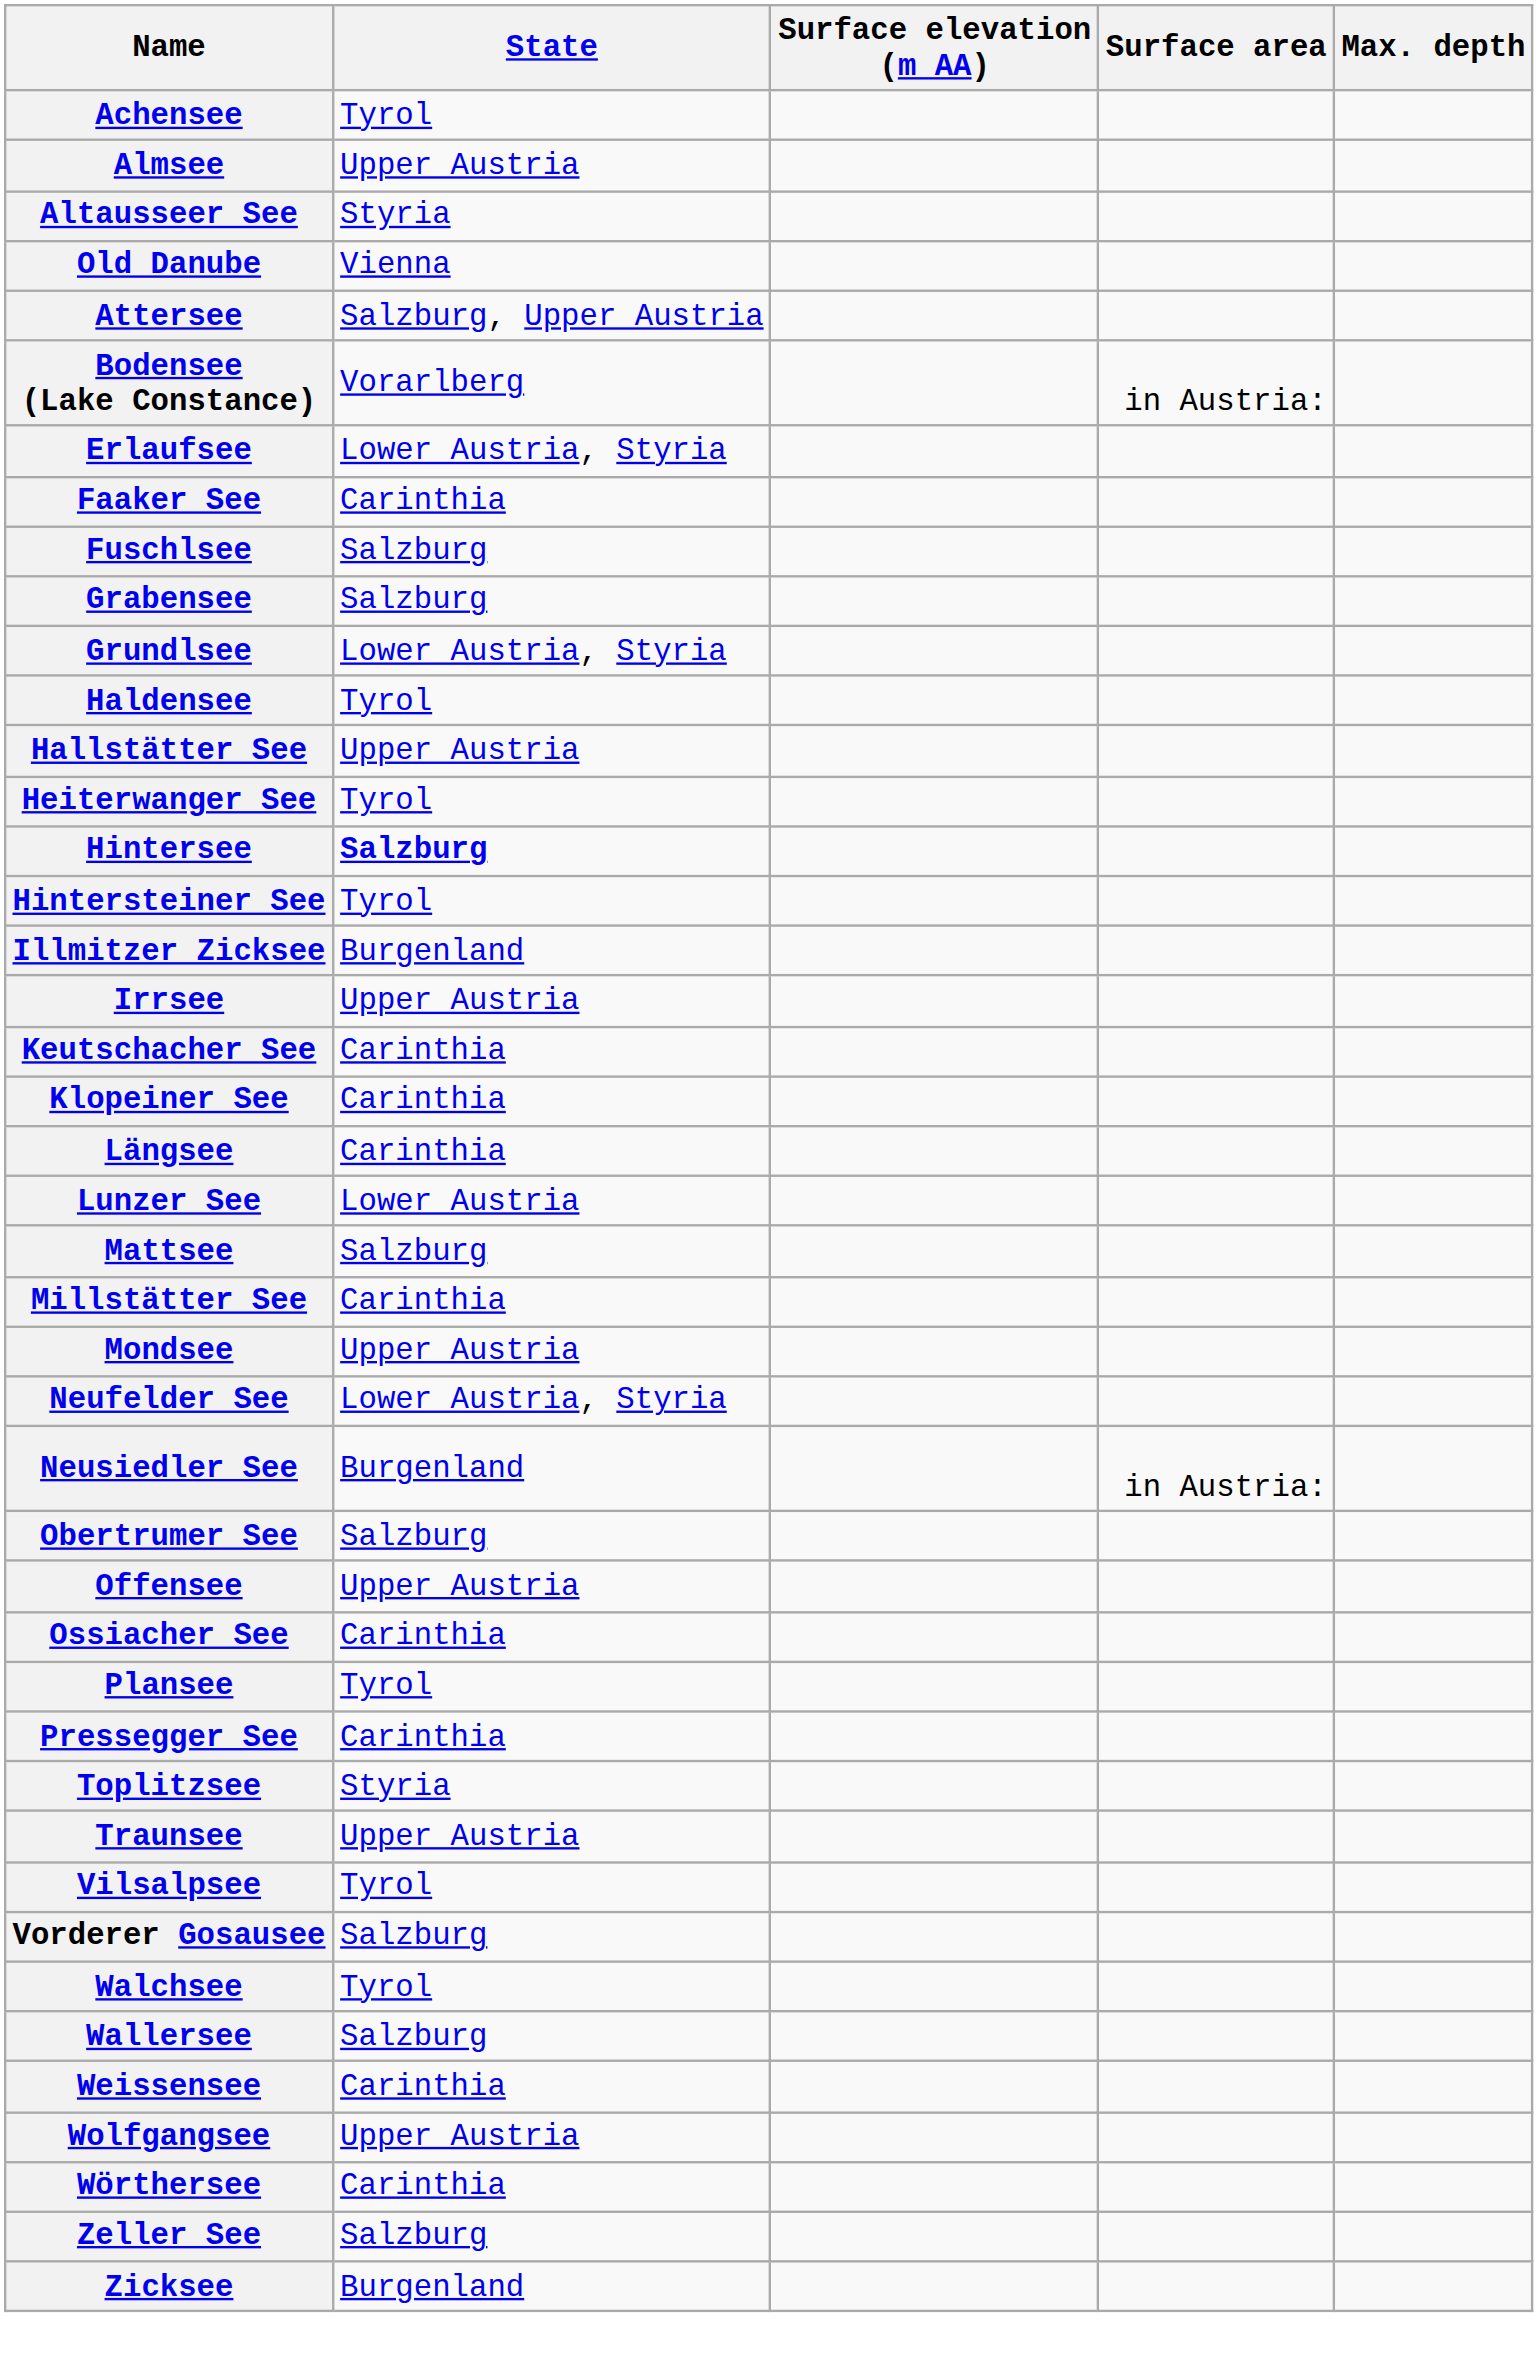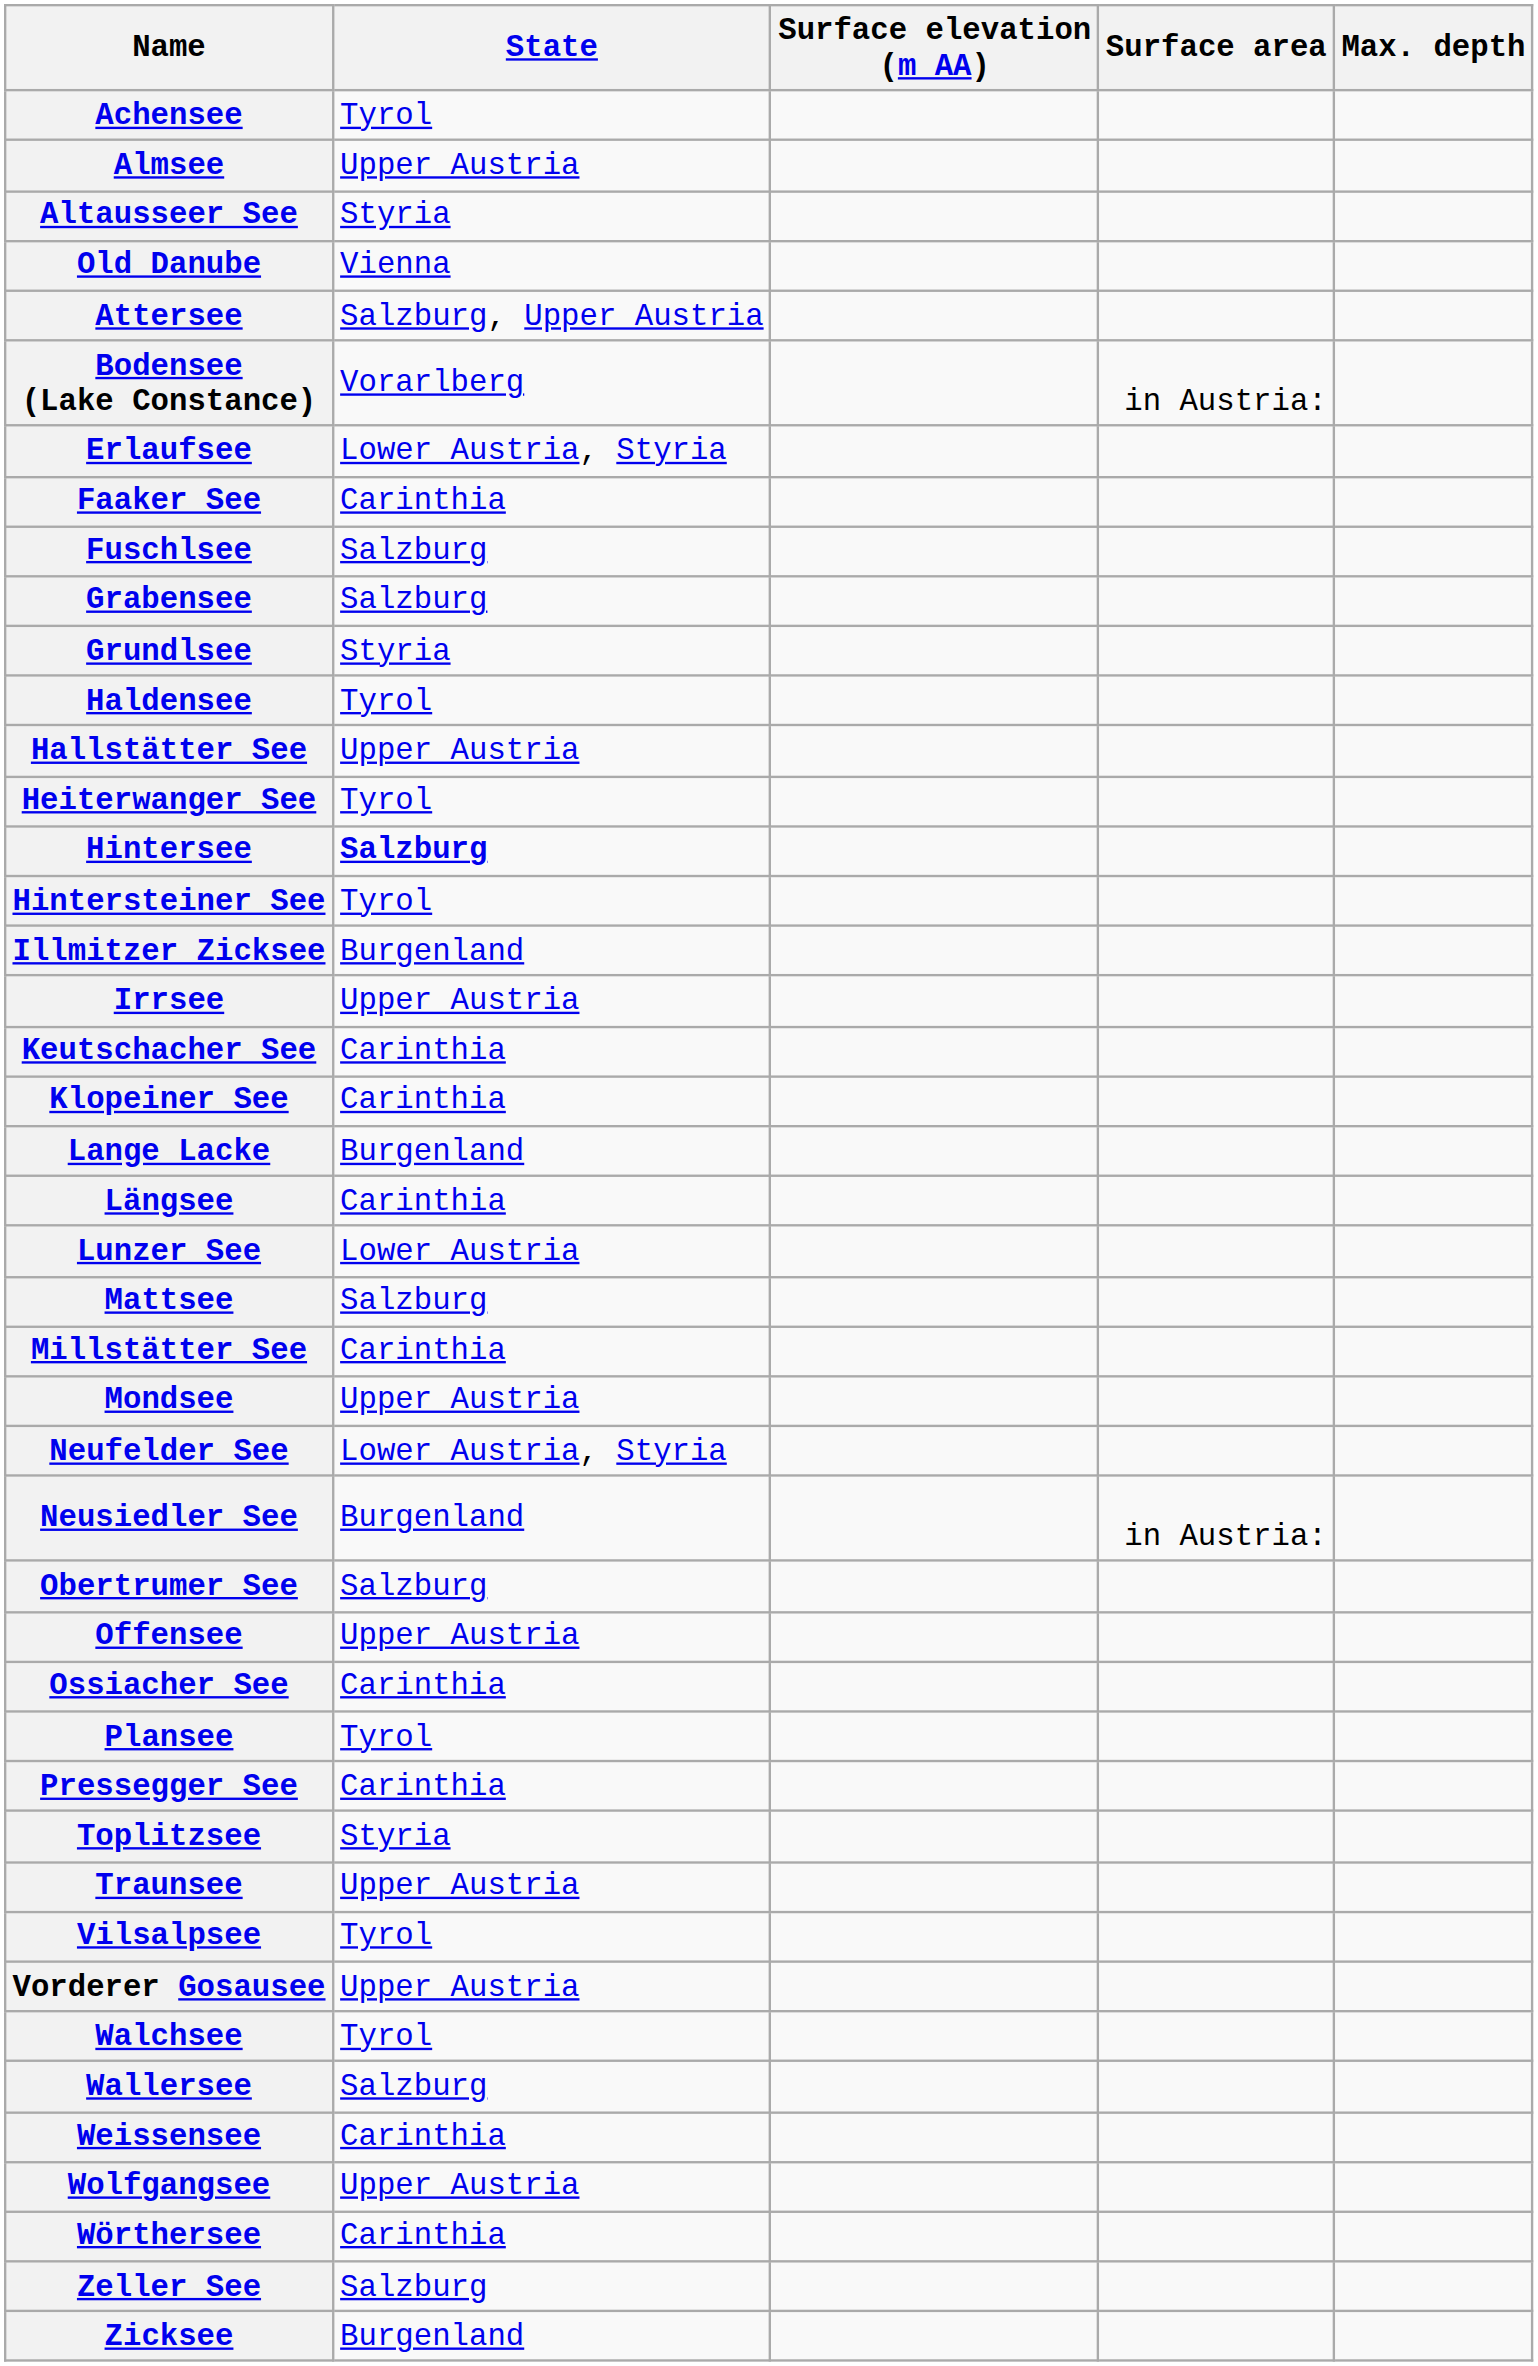(533, 651) Lower Austria, Styria -> (395, 651) Styria
+ row: (169, 1151)
(414, 1936) Salzburg -> (460, 1986) Upper Austria
